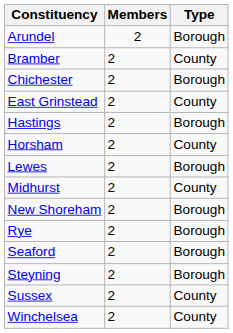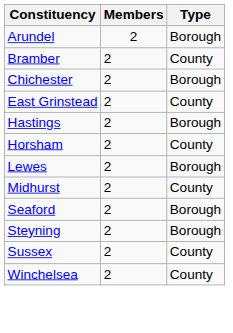- row: (54, 209)
- row: (20, 230)
